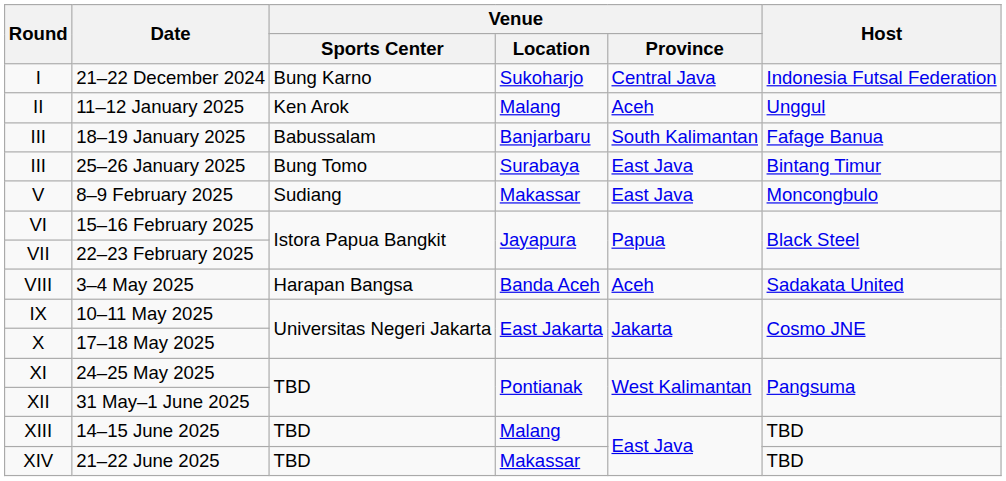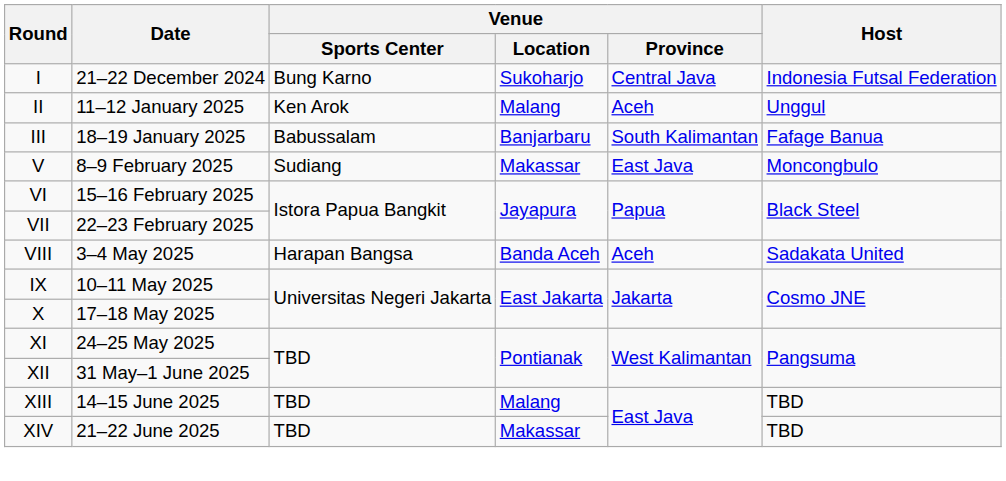- row: (161, 166)
